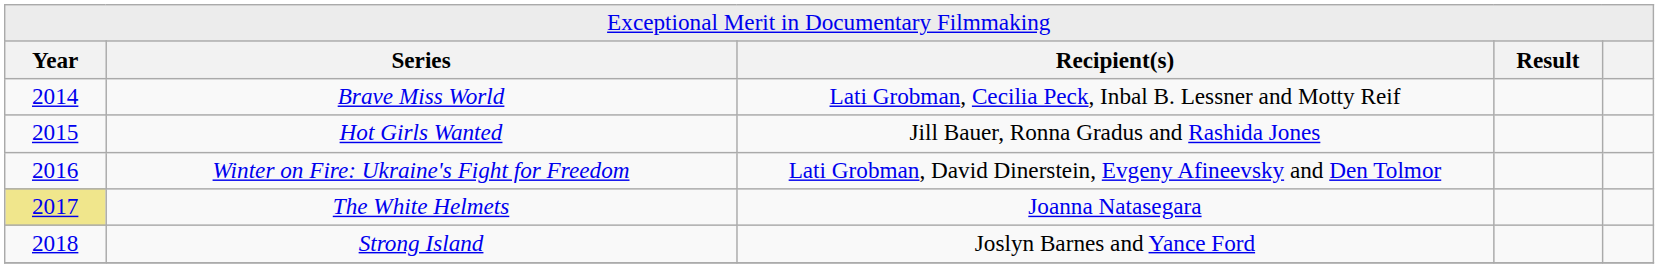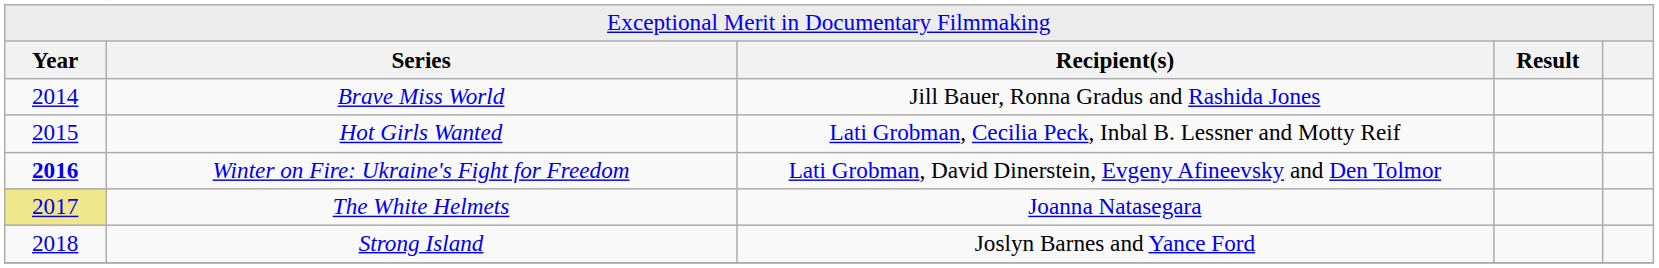(1115, 96) Lati Grobman, Cecilia Peck, Inbal B. Lessner and Motty Reif -> (1115, 96) Jill Bauer, Ronna Gradus and Rashida Jones
(1115, 133) Jill Bauer, Ronna Gradus and Rashida Jones -> (1115, 133) Lati Grobman, Cecilia Peck, Inbal B. Lessner and Motty Reif
(55, 170) normal -> (55, 170) bold
